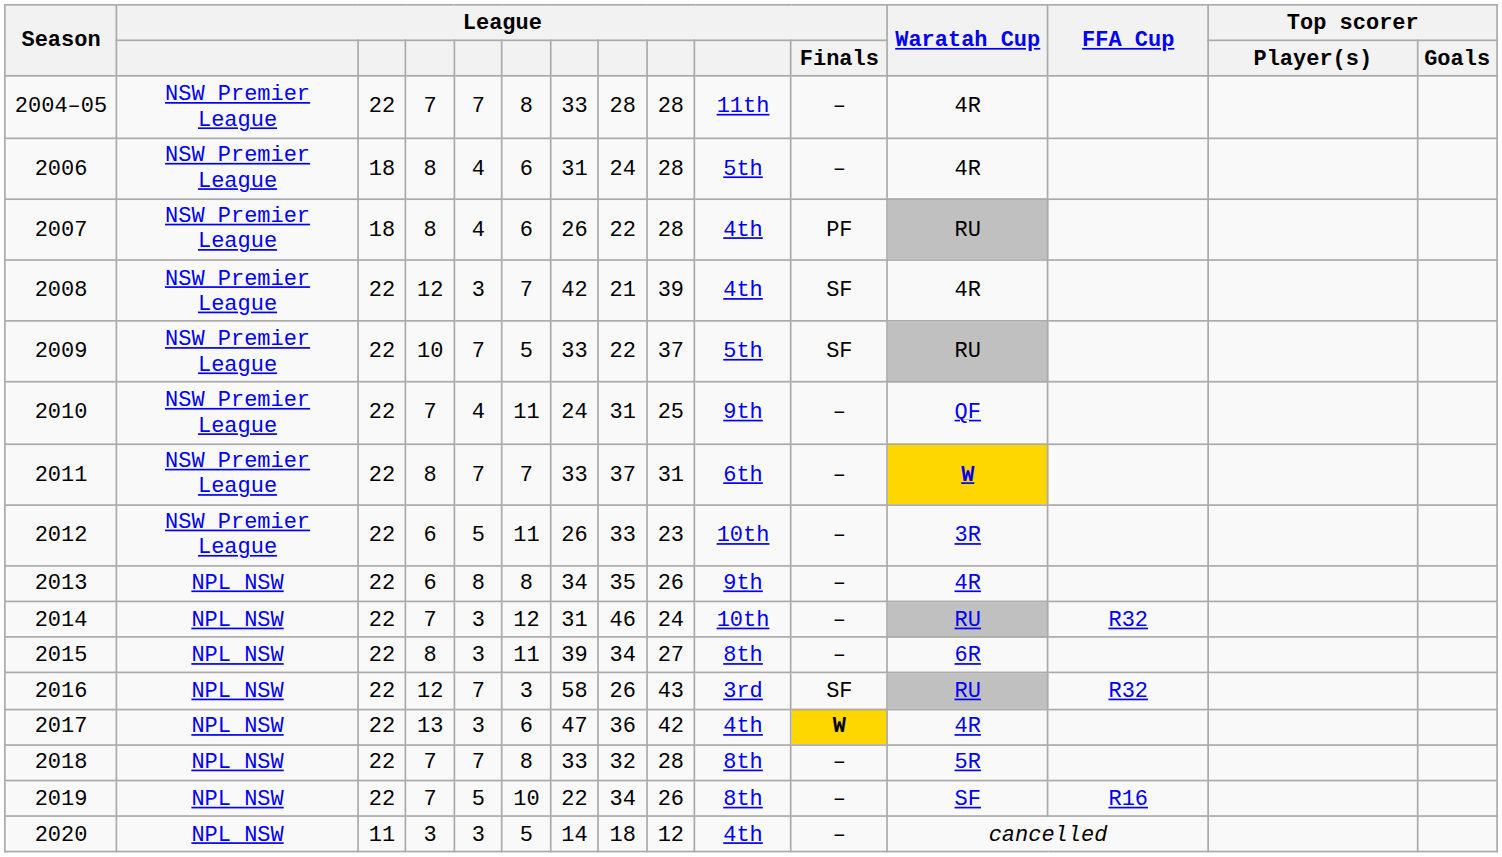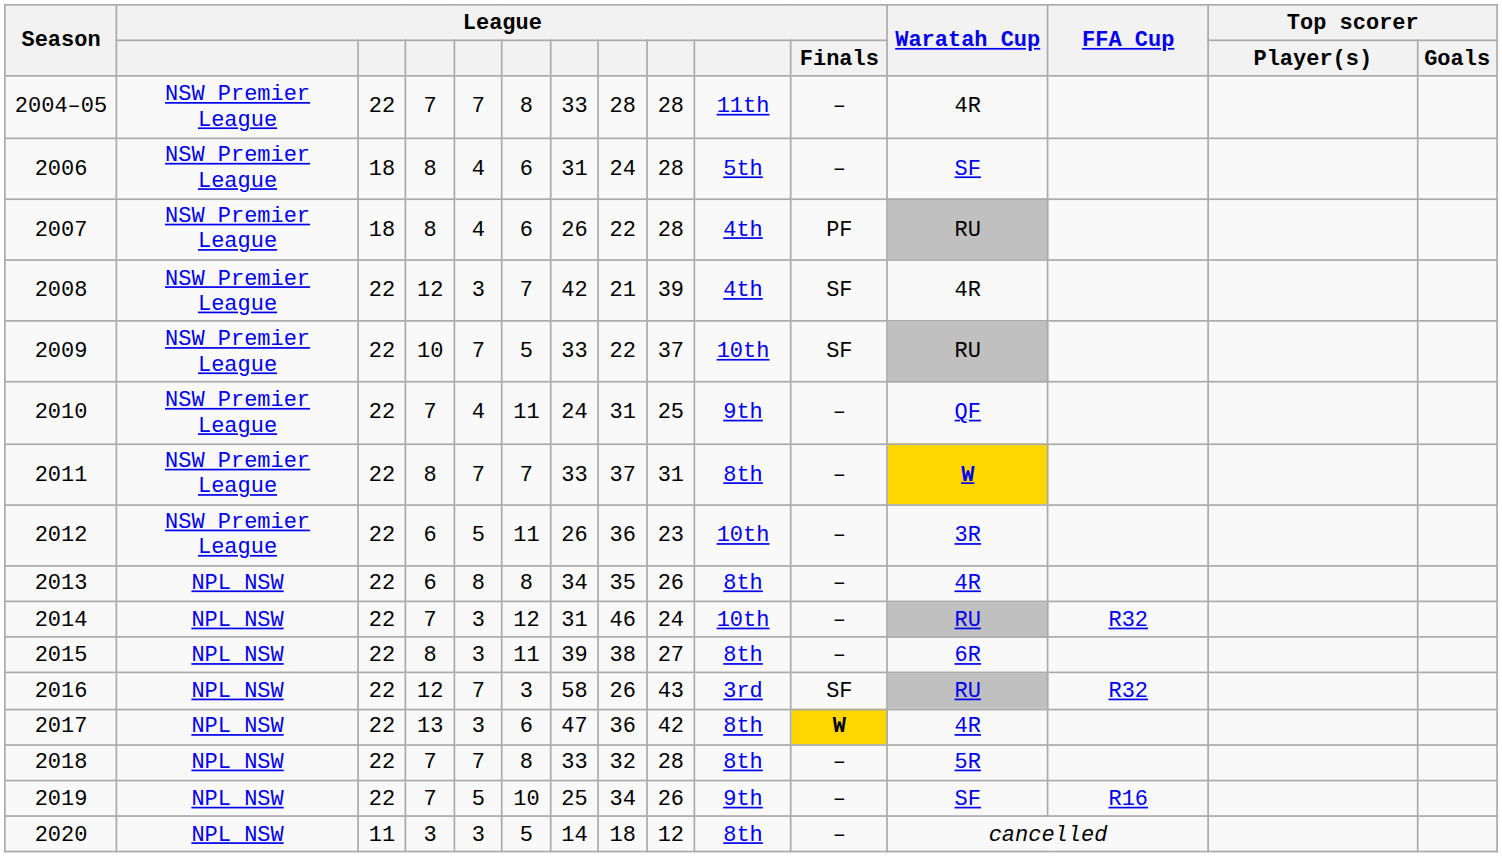(968, 168) 4R -> (968, 168) SF
(743, 352) 5th -> (743, 352) 10th
(743, 474) 6th -> (743, 474) 8th
(623, 535) 33 -> (623, 535) 36
(743, 584) 9th -> (743, 584) 8th
(623, 655) 34 -> (623, 655) 38
(743, 727) 4th -> (743, 727) 8th
(575, 798) 22 -> (575, 798) 25
(743, 798) 8th -> (743, 798) 9th
(743, 834) 4th -> (743, 834) 8th
